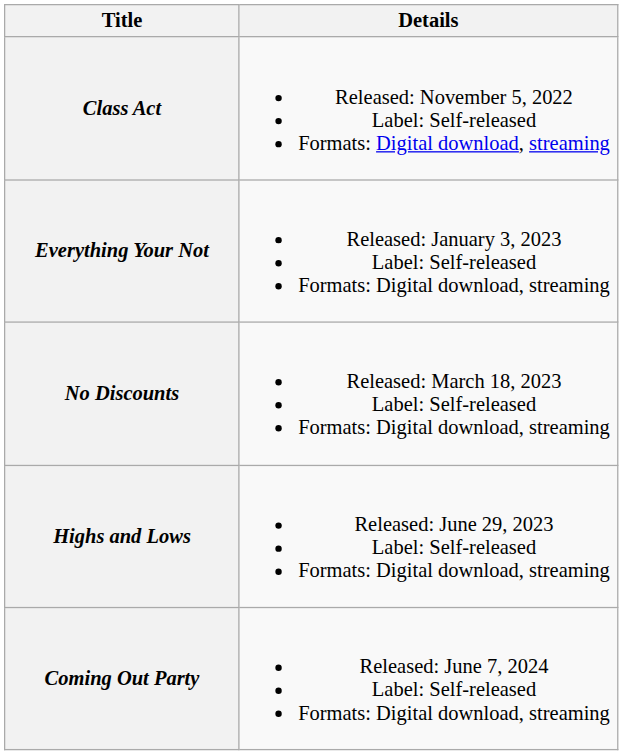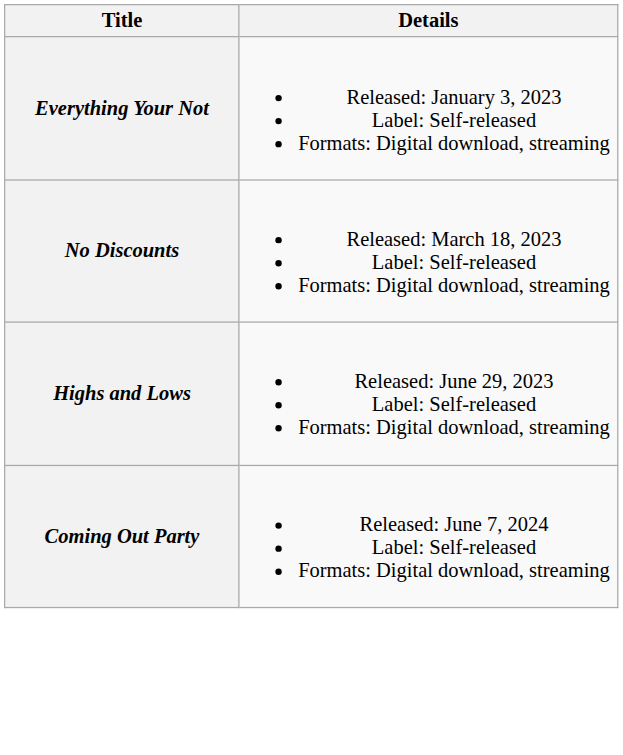- row: (122, 108)
